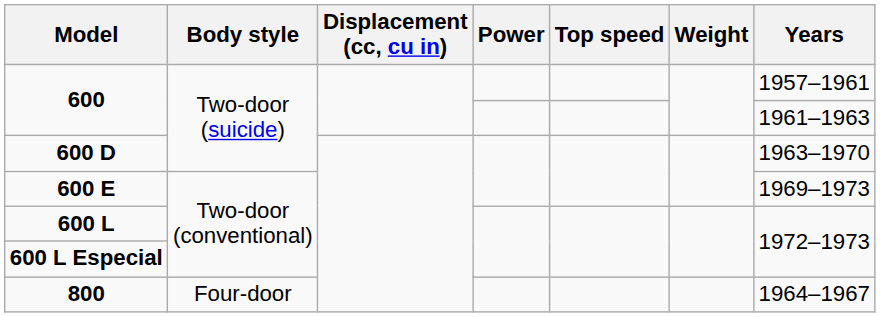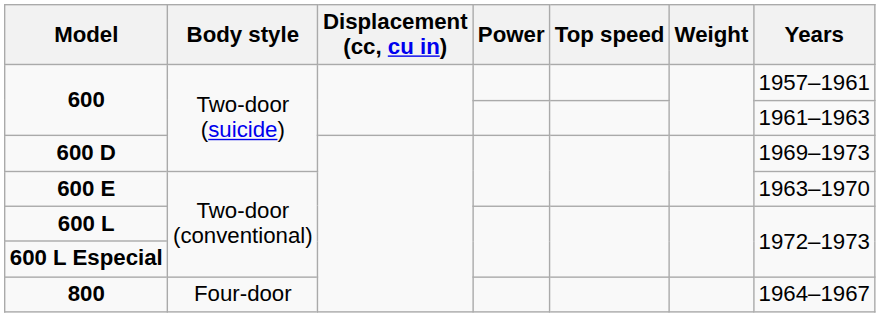(814, 152) 1963–1970 -> (814, 152) 1969–1973
(814, 188) 1969–1973 -> (814, 188) 1963–1970
